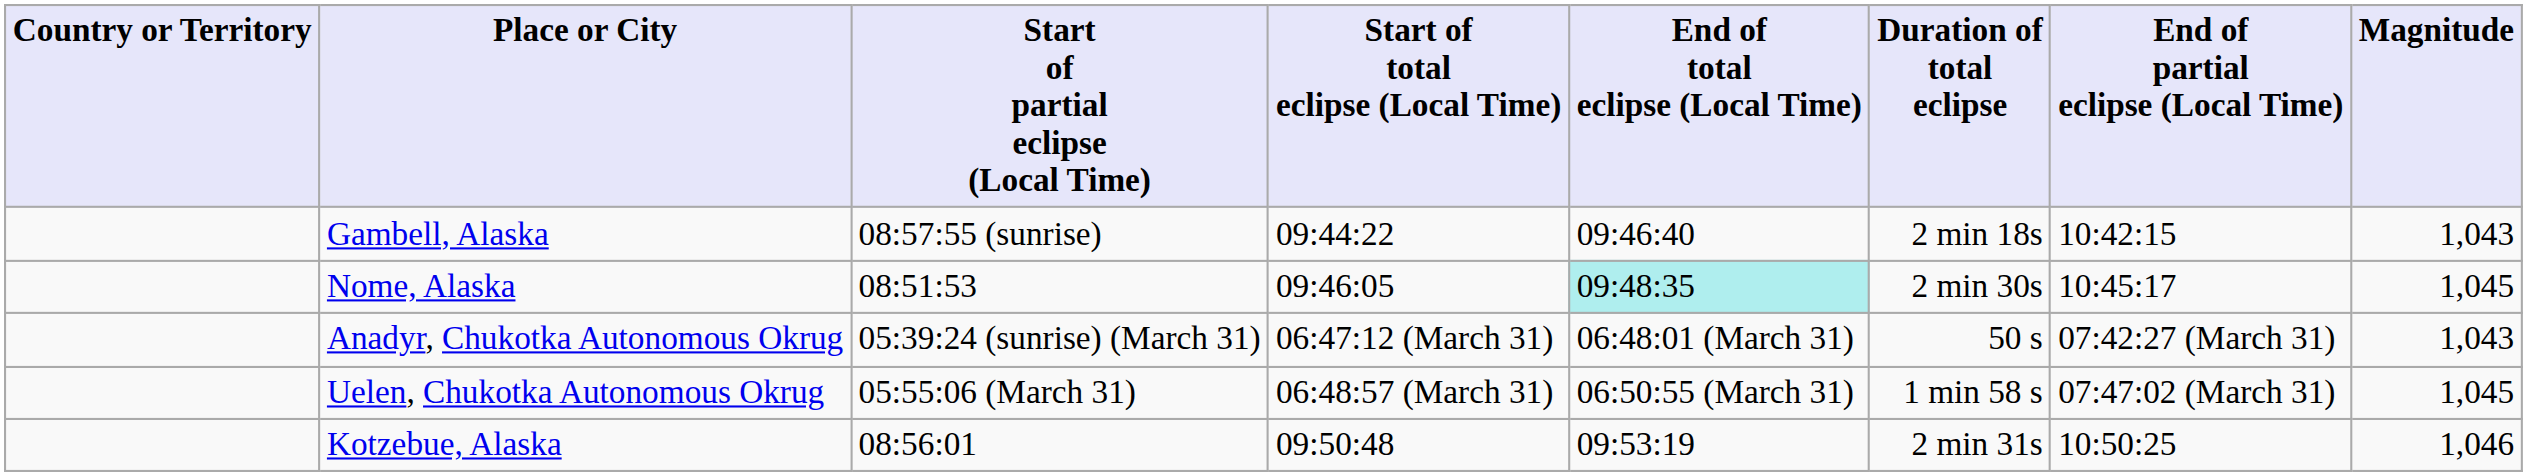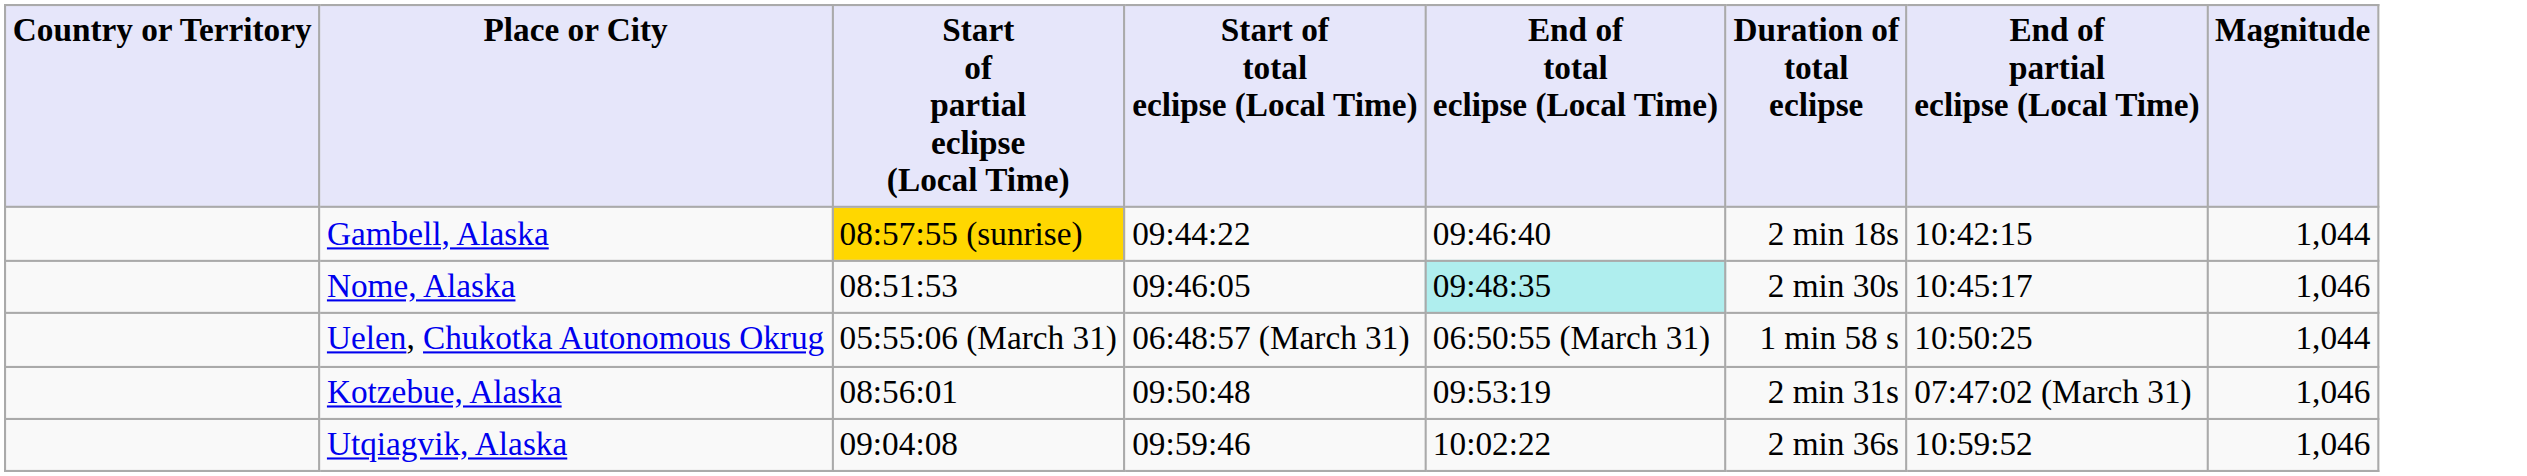(980, 233) no background -> (961, 233) gold background
(2477, 233) 1,043 -> (2333, 233) 1,044
(2477, 286) 1,045 -> (2333, 286) 1,046
- row: (585, 338)
(2197, 391) 07:47:02 (March 31) -> (1974, 338) 10:50:25
(2477, 391) 1,045 -> (2333, 338) 1,044
(2117, 444) 10:50:25 -> (2053, 391) 07:47:02 (March 31)
+ row: (447, 444)
